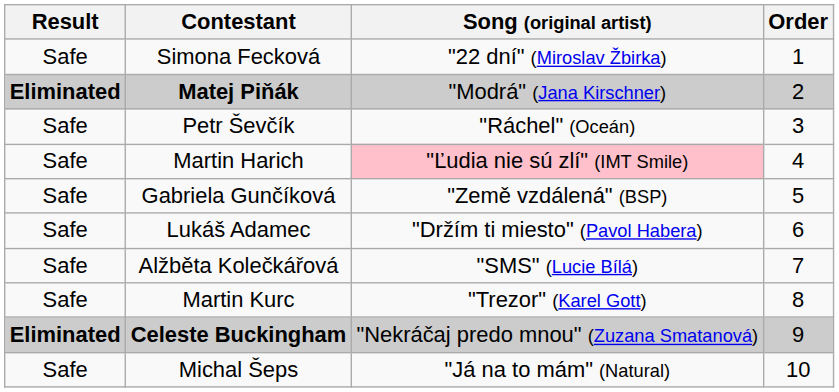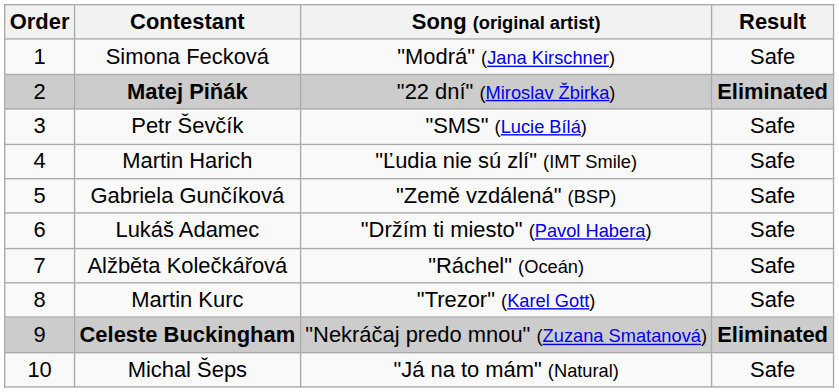columns swapped: (798, 21) <-> (65, 21)
(557, 56) "22 dní" (Miroslav Žbirka) -> (506, 56) "Modrá" (Jana Kirschner)
(557, 91) "Modrá" (Jana Kirschner) -> (506, 91) "22 dní" (Miroslav Žbirka)
(557, 126) "Ráchel" (Oceán) -> (506, 126) "SMS" (Lucie Bílá)
(557, 160) pink background -> (506, 160) no background
(557, 265) "SMS" (Lucie Bílá) -> (506, 265) "Ráchel" (Oceán)
